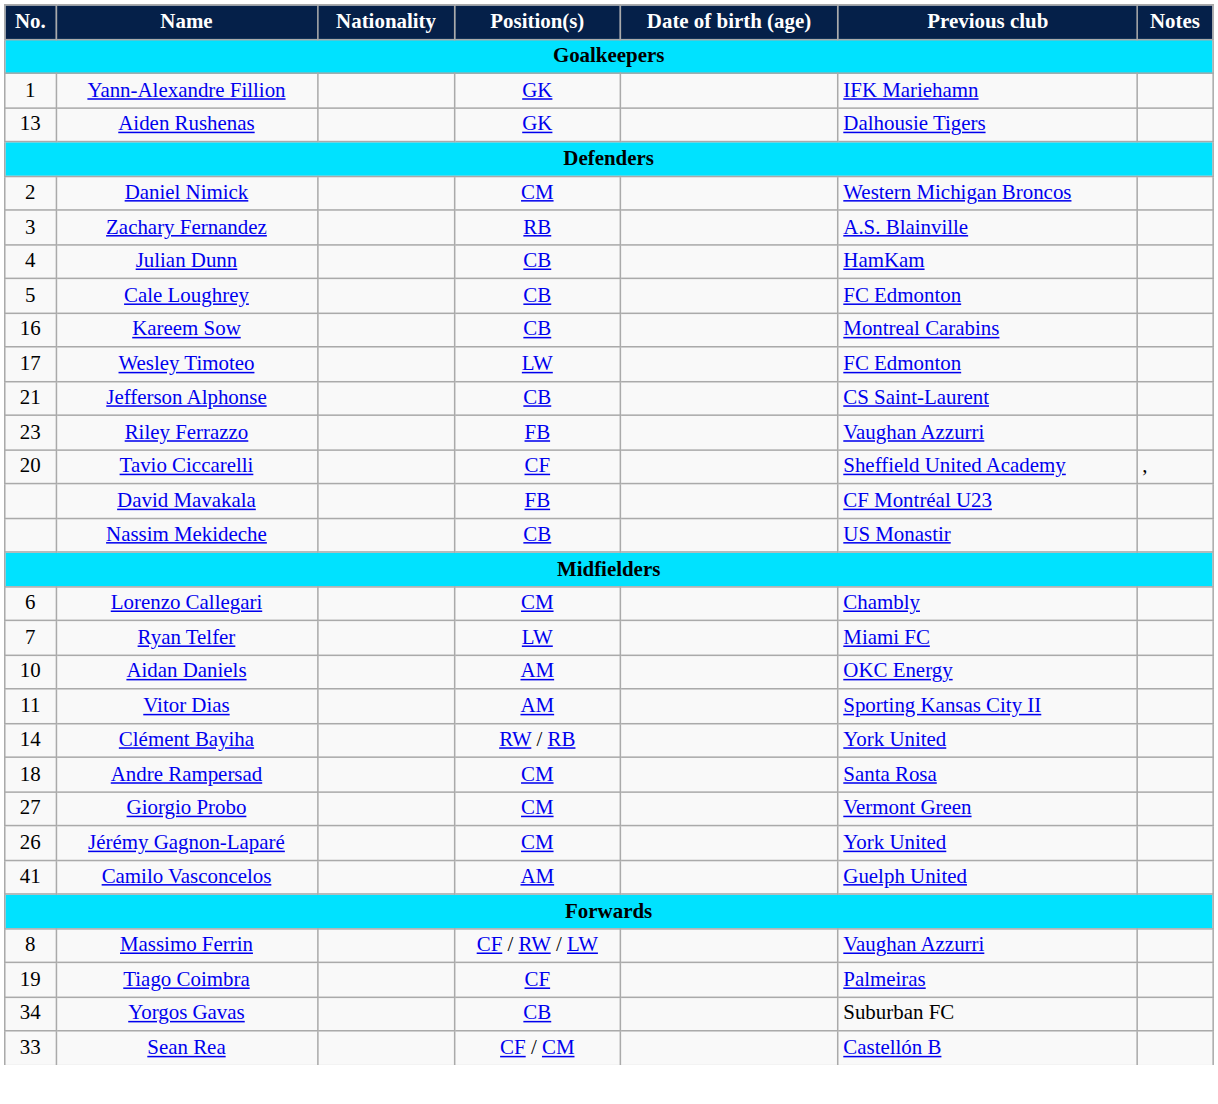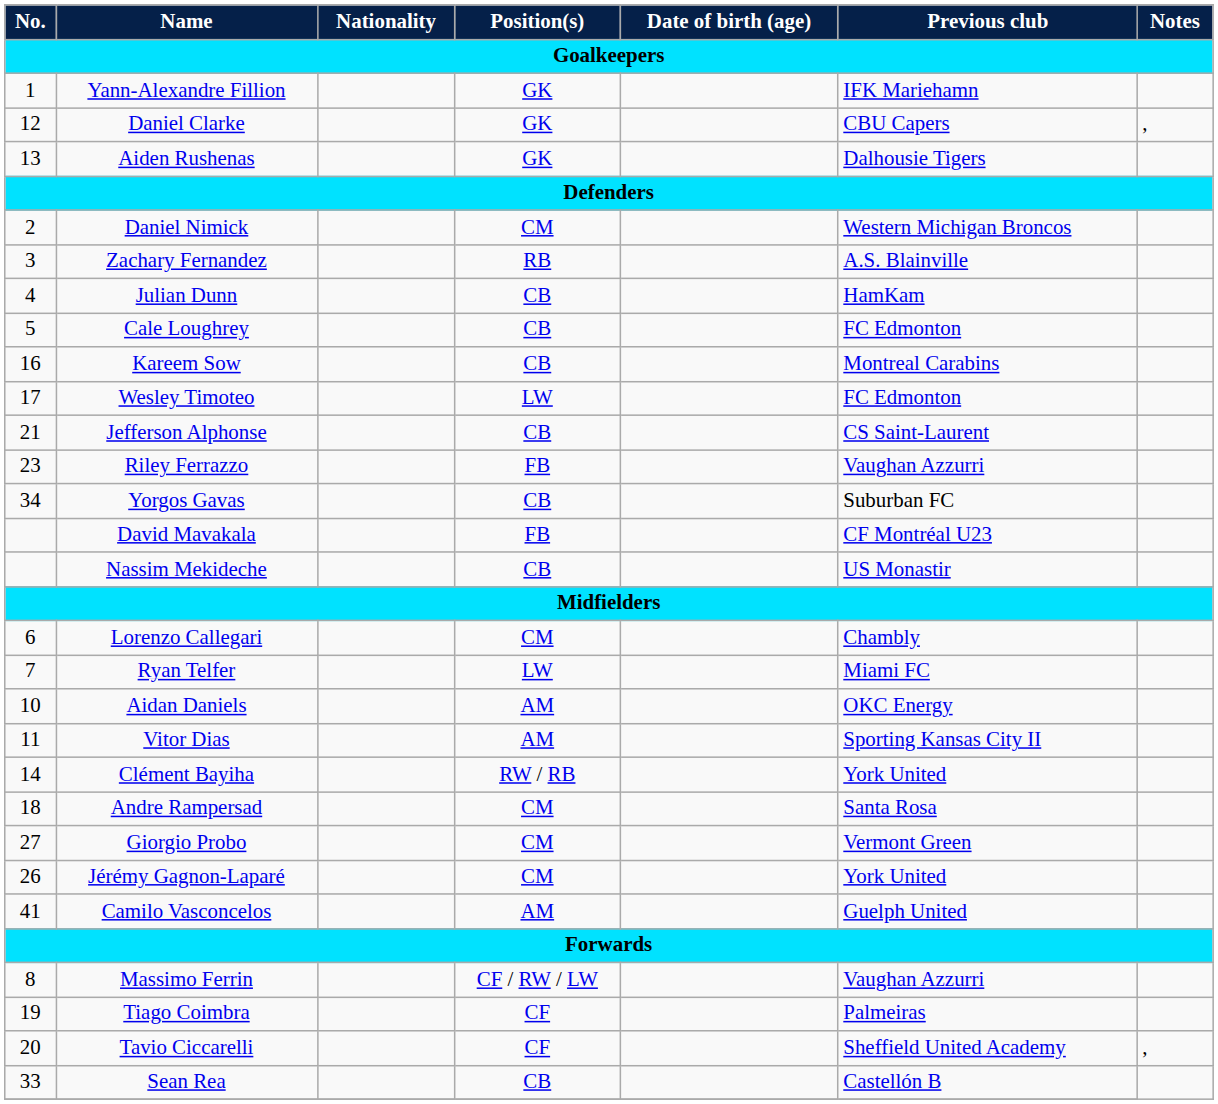+ row: (186, 123)
rows swapped: (186, 1013) <-> (186, 465)
(537, 1047) CF / CM -> (537, 1081) CB
